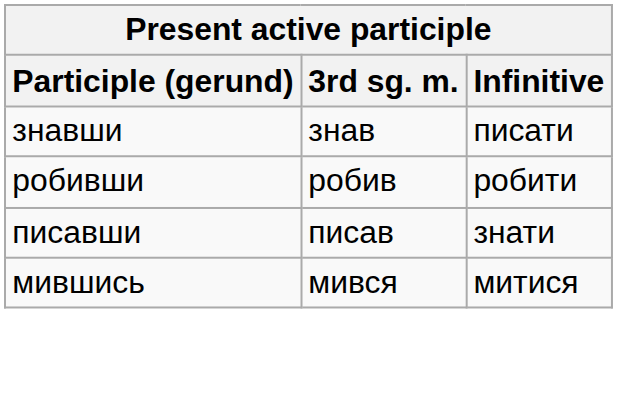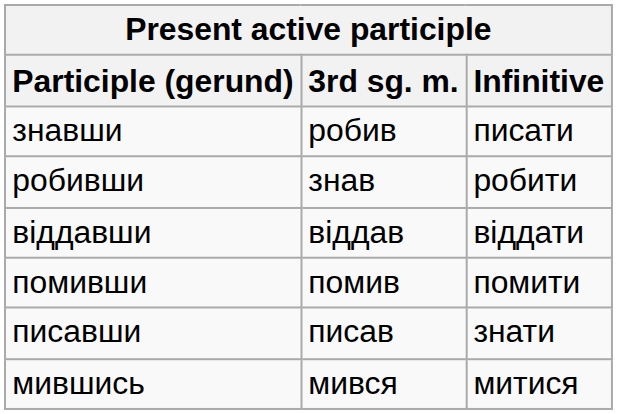(342, 130) знав -> (352, 130) робив
(352, 181) робив -> (342, 181) знав
+ row: (82, 231)
+ row: (80, 282)
